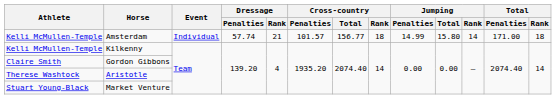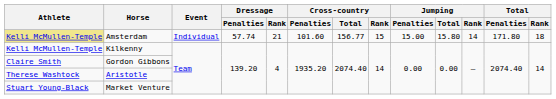(54, 36) no background -> (54, 36) khaki background
(310, 36) 101.57 -> (310, 36) 101.60
(380, 36) 18 -> (380, 36) 15
(413, 36) 14.99 -> (413, 36) 15.00
(506, 36) 171.00 -> (506, 36) 171.80
